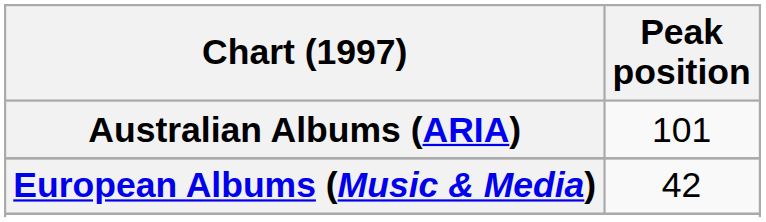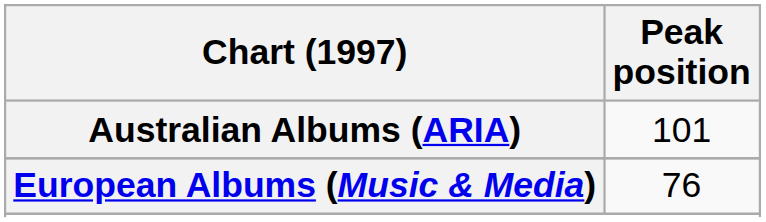(682, 185) 42 -> (682, 185) 76
